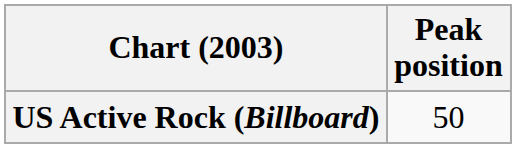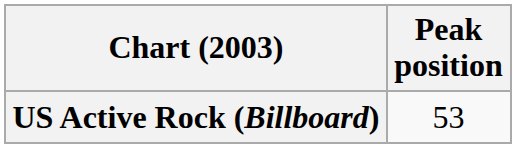(448, 116) 50 -> (448, 116) 53
